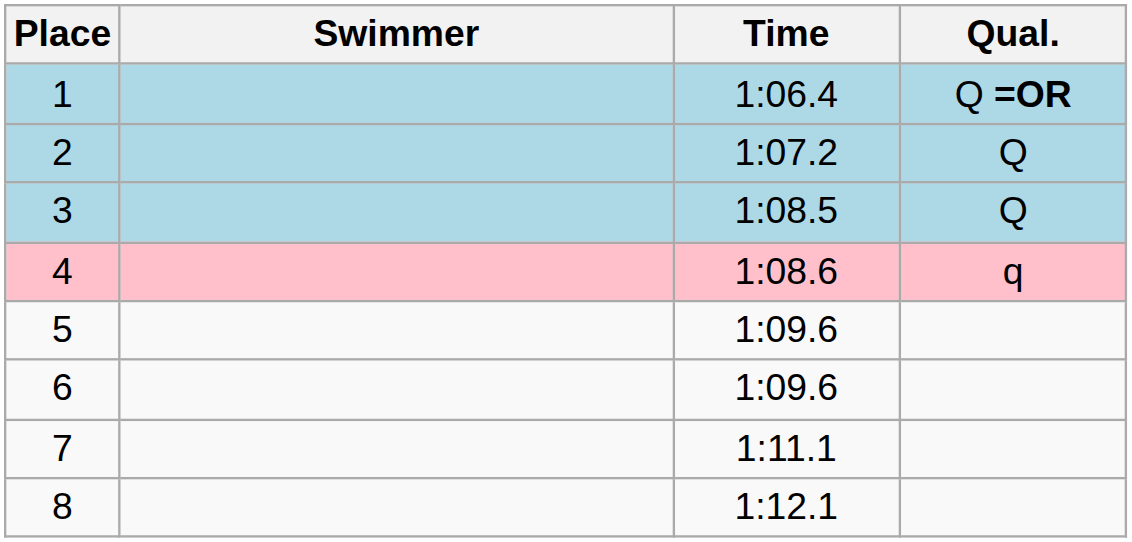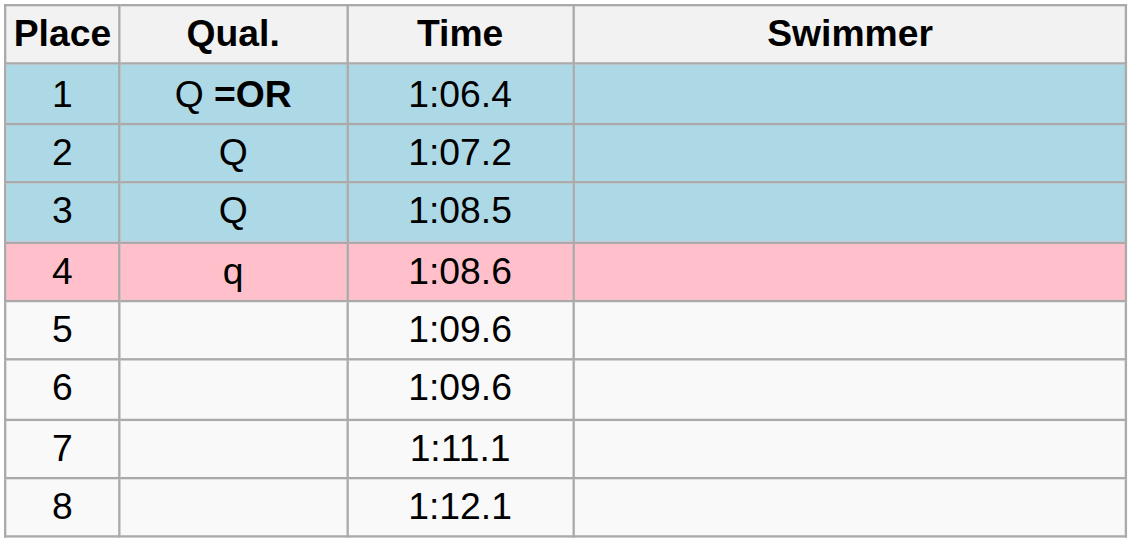columns swapped: (396, 34) <-> (1013, 34)
